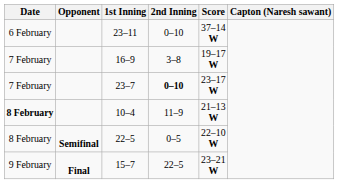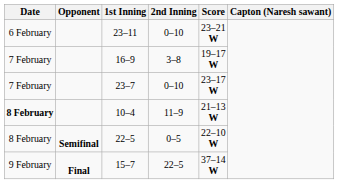(213, 33) 37–14 W -> (213, 33) 23–21 W
(174, 86) bold -> (174, 86) normal
(213, 165) 23–21 W -> (213, 165) 37–14 W
